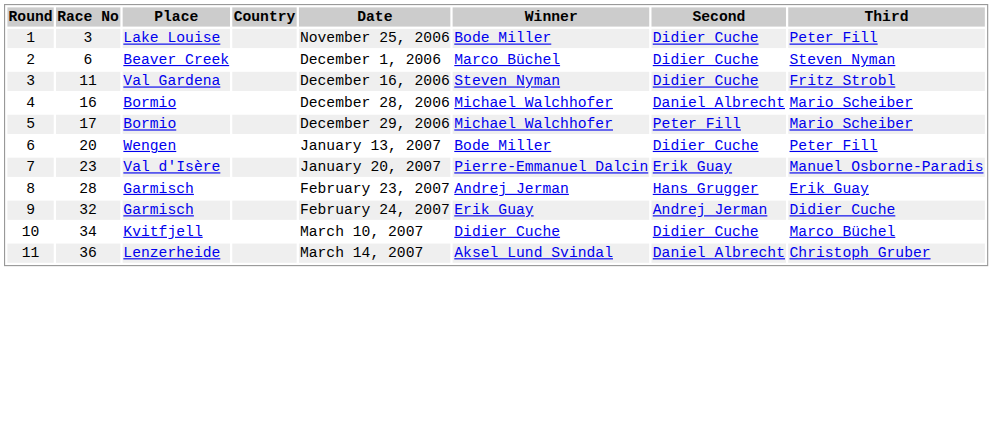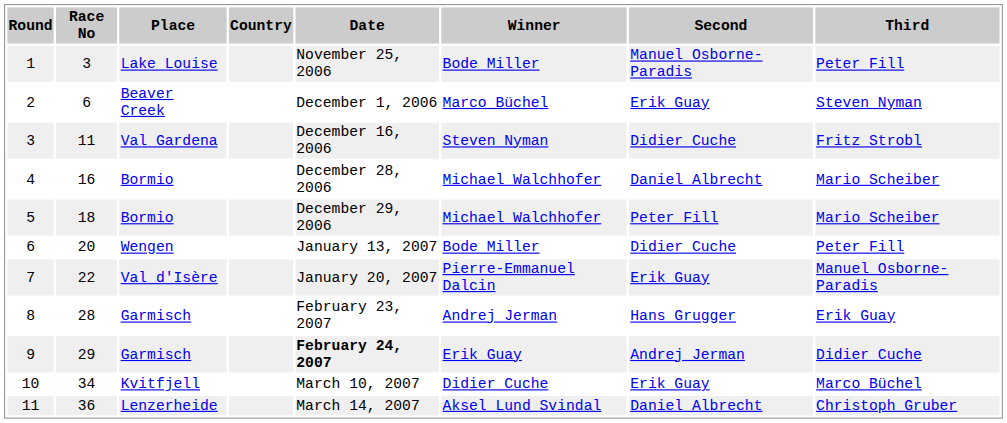(706, 38) Didier Cuche -> (696, 64) Manuel Osborne-Paradis
(706, 60) Didier Cuche -> (670, 102) Erik Guay
(88, 124) 17 -> (87, 218) 18
(88, 167) 23 -> (87, 277) 22
(88, 210) 32 -> (87, 354) 29
(375, 210) normal -> (349, 354) bold
(706, 232) Didier Cuche -> (670, 384) Erik Guay
